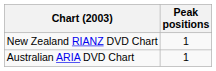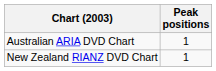rows swapped: (70, 58) <-> (82, 41)
